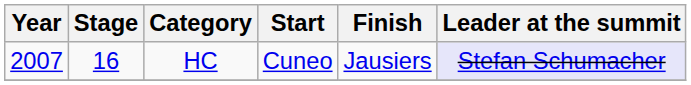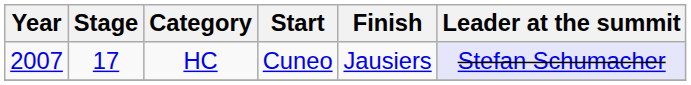(106, 60) 16 -> (106, 60) 17
